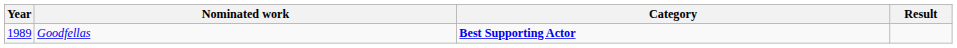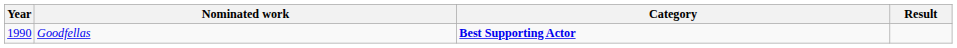(19, 33) 1989 -> (19, 33) 1990
